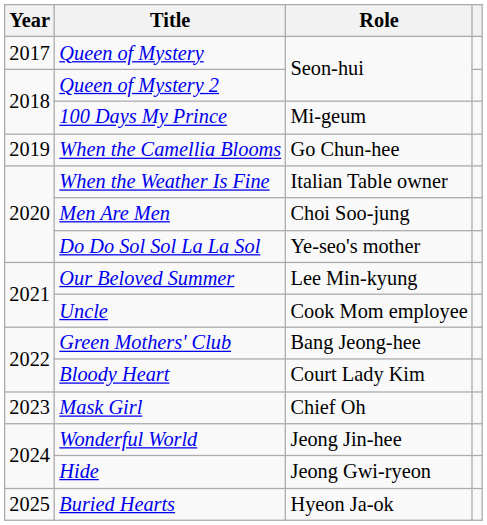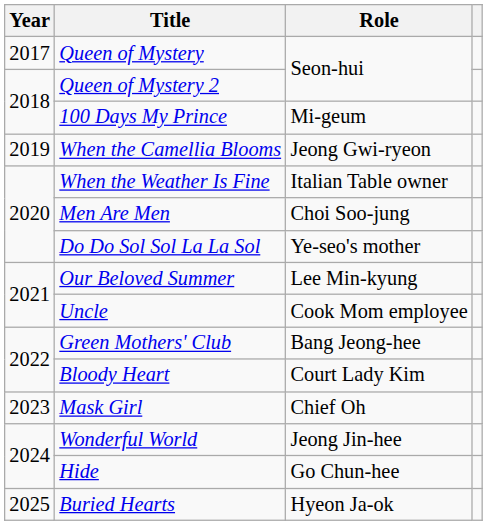(345, 149) Go Chun-hee -> (361, 149) Jeong Gwi-ryeon
(361, 471) Jeong Gwi-ryeon -> (345, 471) Go Chun-hee
